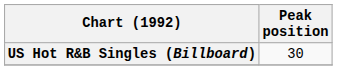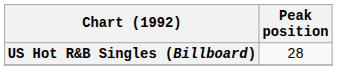(296, 54) 30 -> (296, 54) 28
